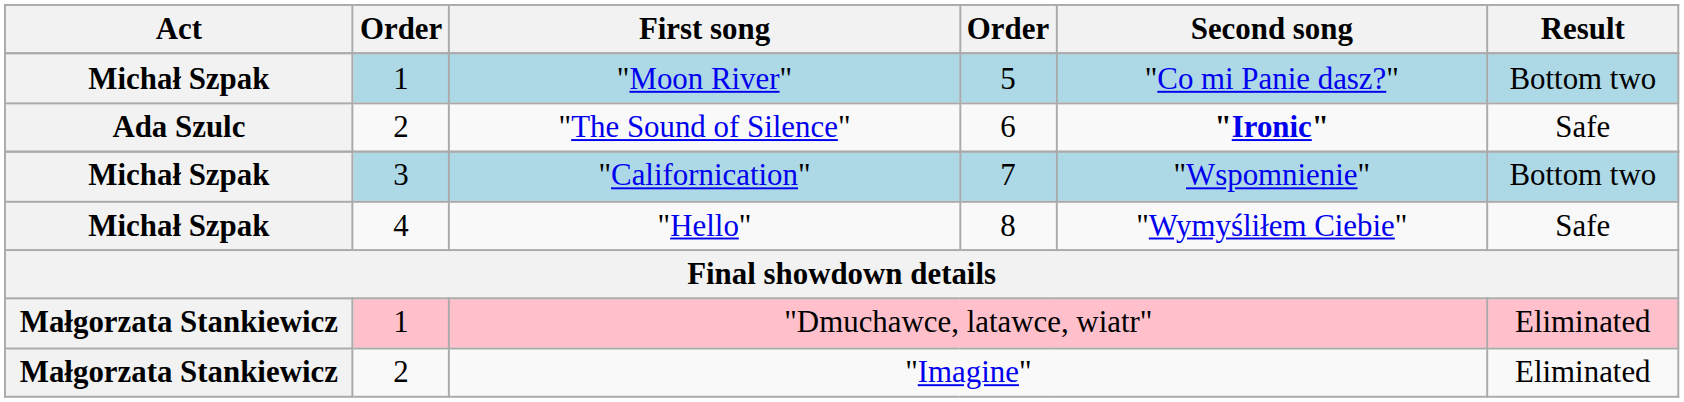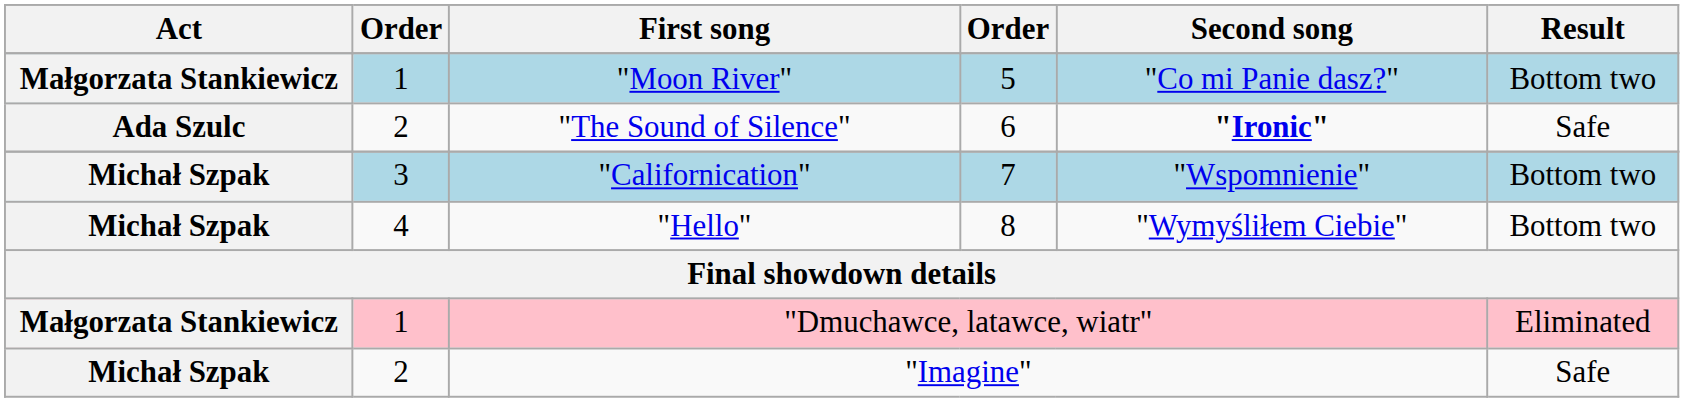(179, 77) Michał Szpak -> (179, 77) Małgorzata Stankiewicz
(1583, 224) Safe -> (1583, 224) Bottom two
(179, 371) Małgorzata Stankiewicz -> (179, 371) Michał Szpak
(1583, 371) Eliminated -> (1583, 371) Safe
